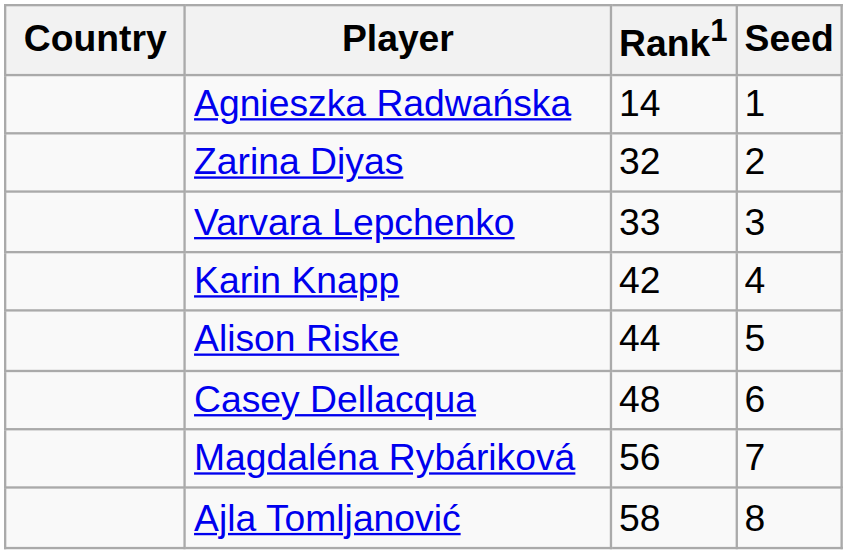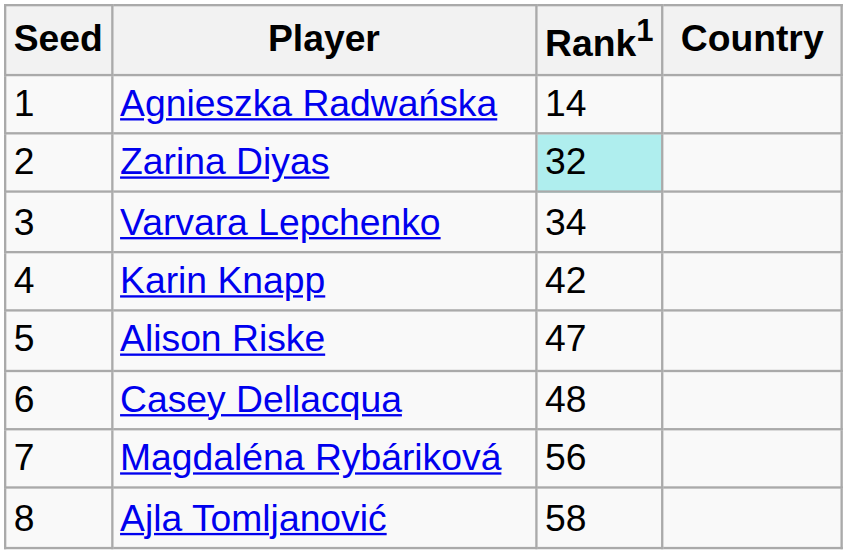columns swapped: (95, 39) <-> (789, 39)
(640, 162) no background -> (566, 162) paleturquoise background
(640, 221) 33 -> (566, 221) 34
(640, 339) 44 -> (566, 339) 47
